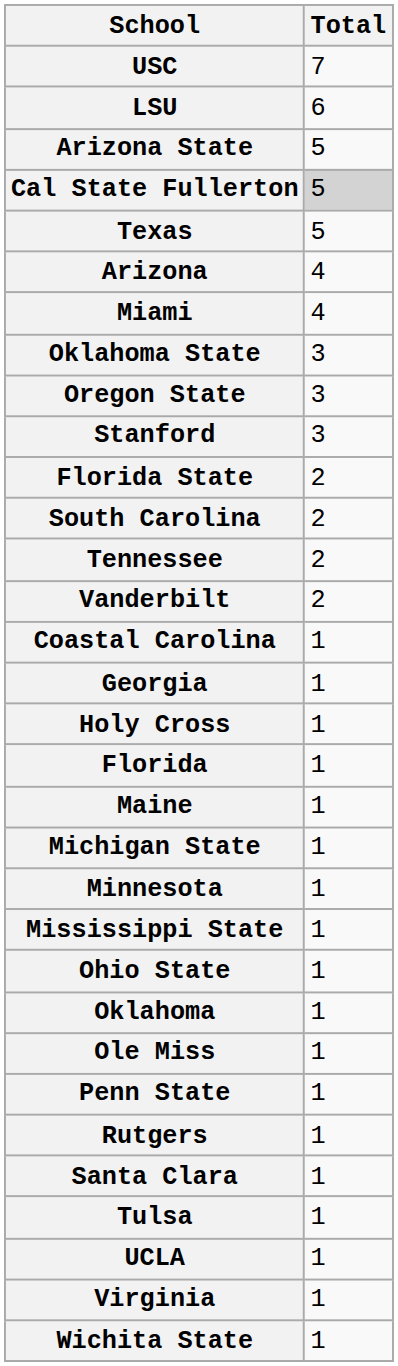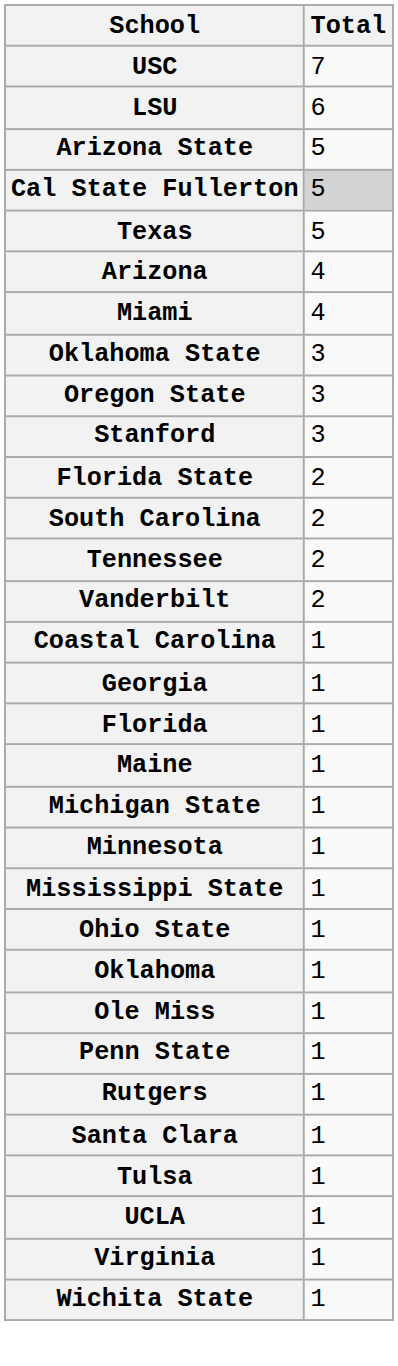- row: (155, 724)
